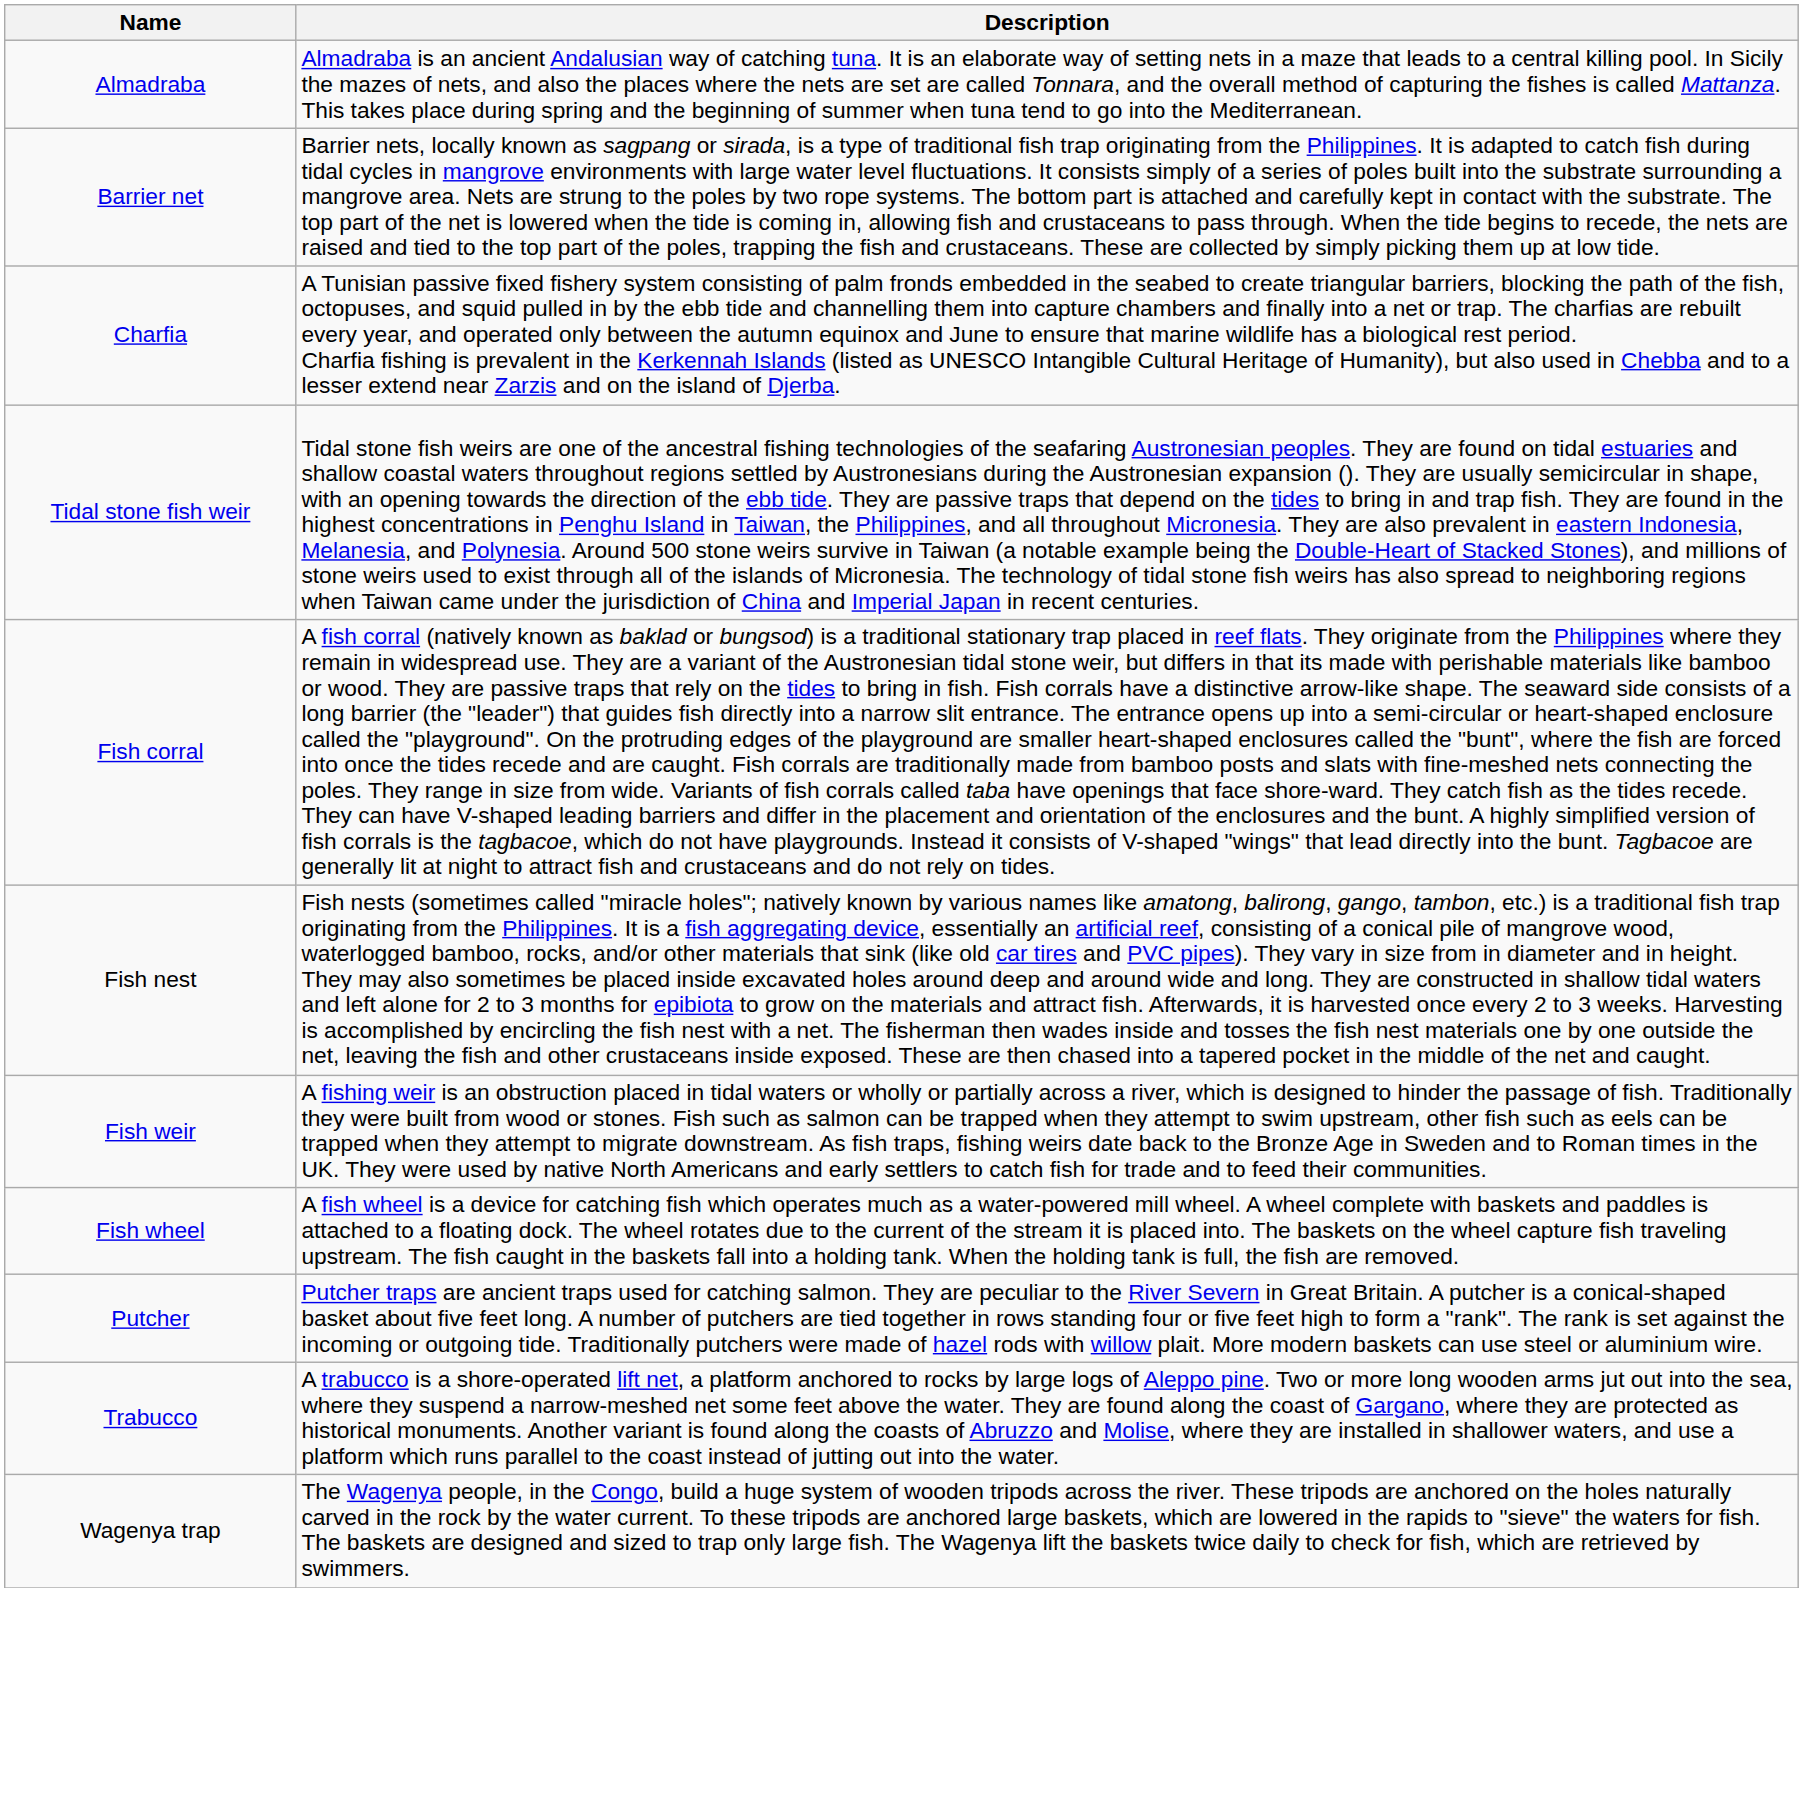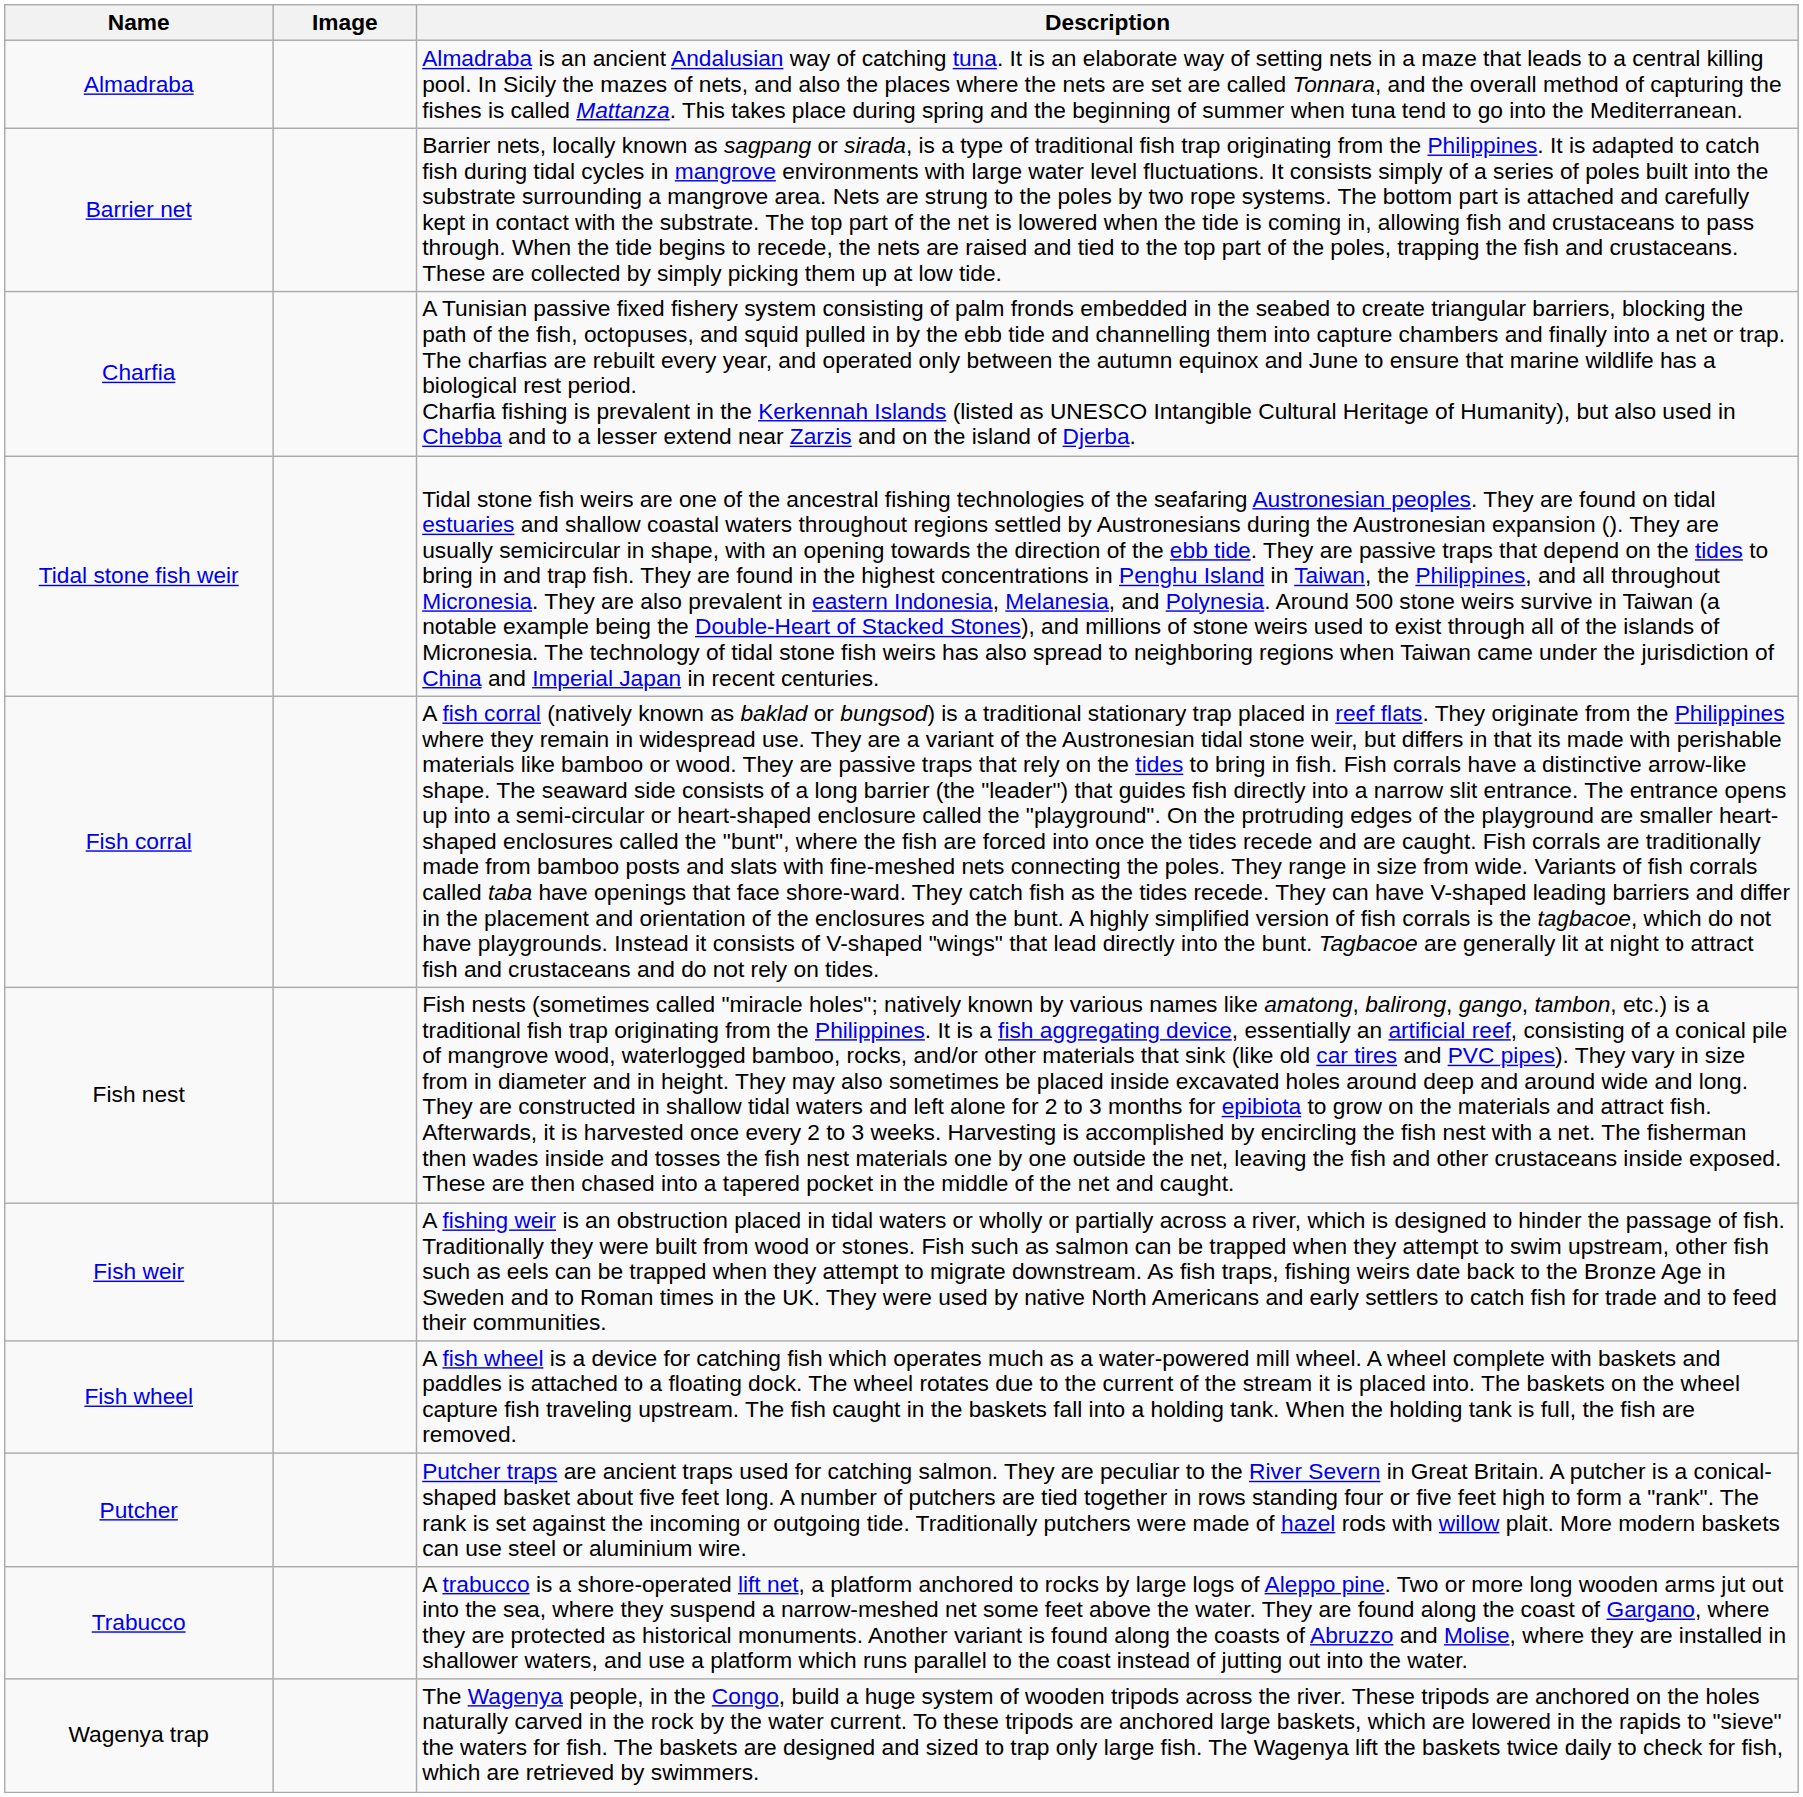+ column: (345, 22)
